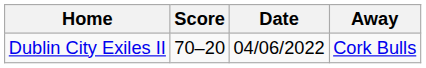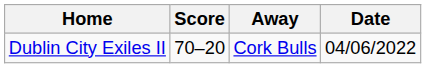columns swapped: (375, 18) <-> (279, 18)
